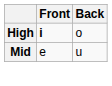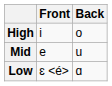(41, 33) bold -> (41, 33) normal
+ row: (20, 71)
